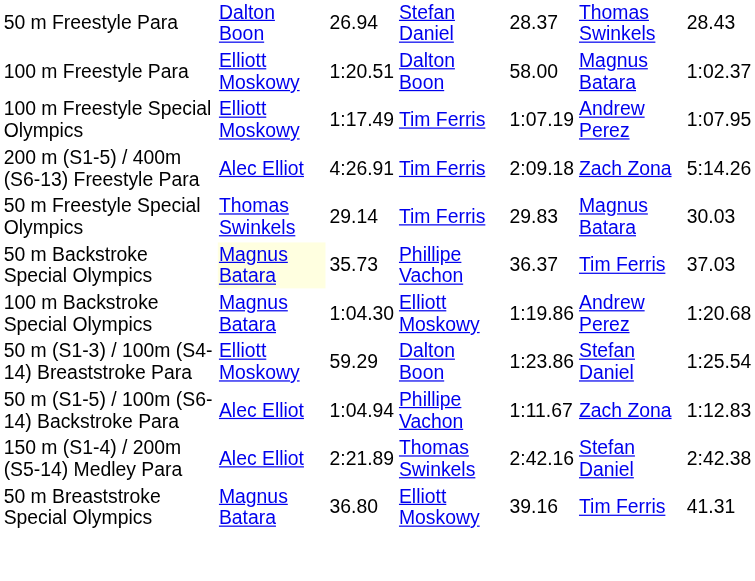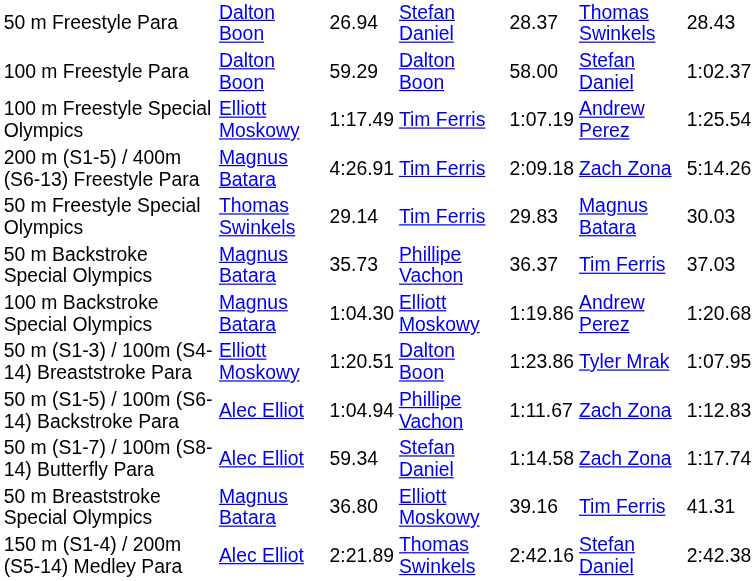(259, 71) Elliott Moskowy -> (247, 71) Dalton Boon
(362, 71) 1:20.51 -> (354, 71) 59.29
(613, 71) Magnus Batara -> (607, 71) Stefan Daniel
(719, 120) 1:07.95 -> (719, 120) 1:25.54
(261, 168) Alec Elliot -> (253, 168) Magnus Batara
(253, 265) lightyellow background -> (253, 265) no background
(354, 362) 59.29 -> (362, 362) 1:20.51
(607, 362) Stefan Daniel -> (624, 362) Tyler Mrak
(719, 362) 1:25.54 -> (719, 362) 1:07.95
+ row: (108, 458)
rows swapped: (82, 507) <-> (93, 458)
